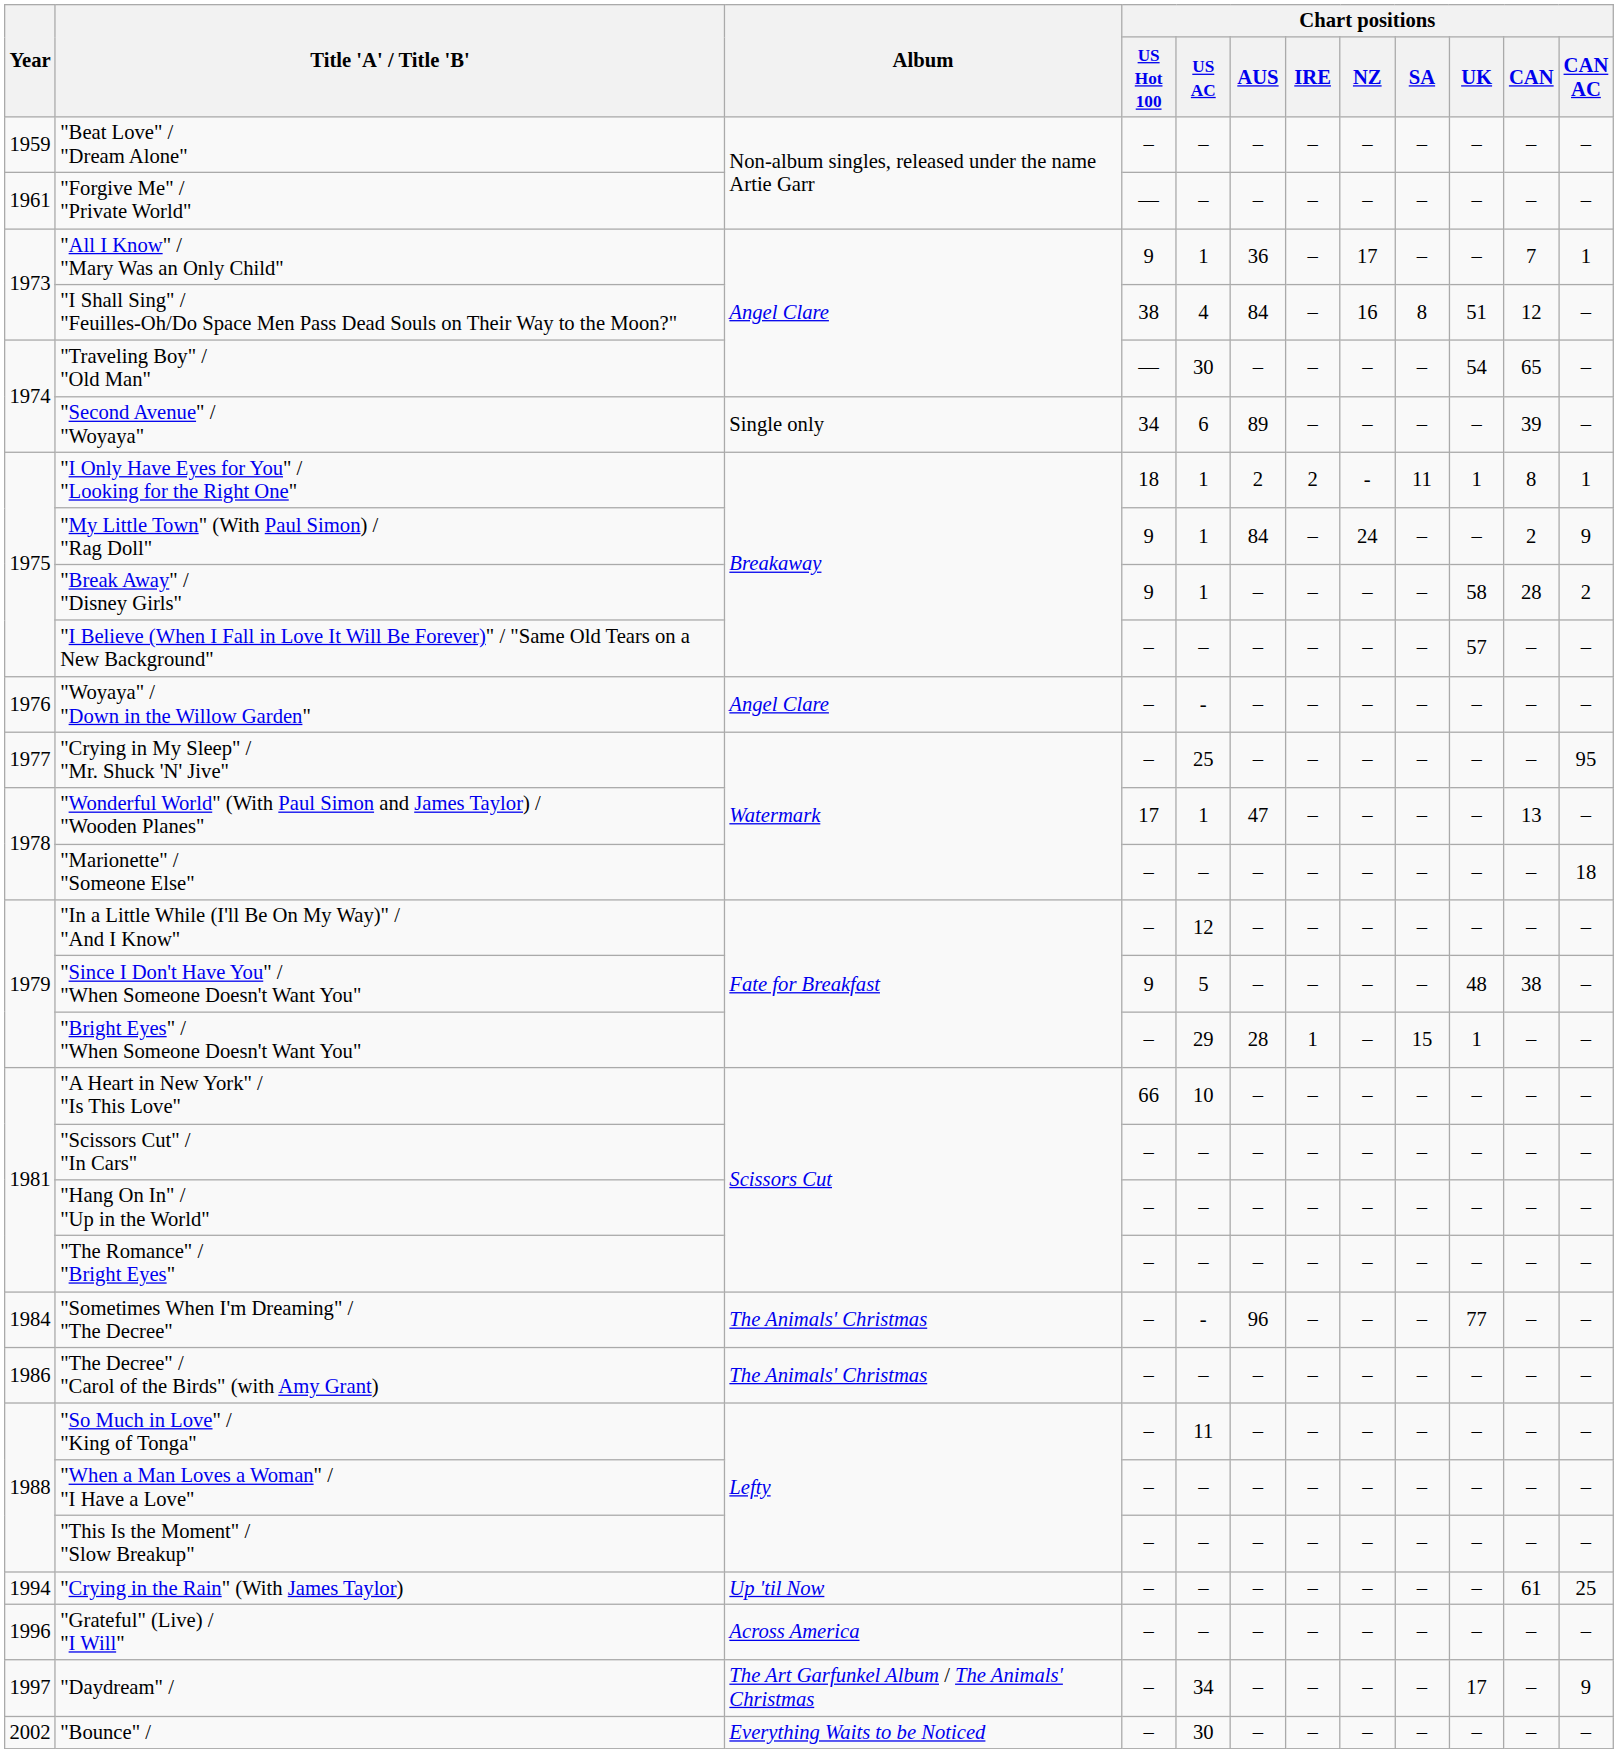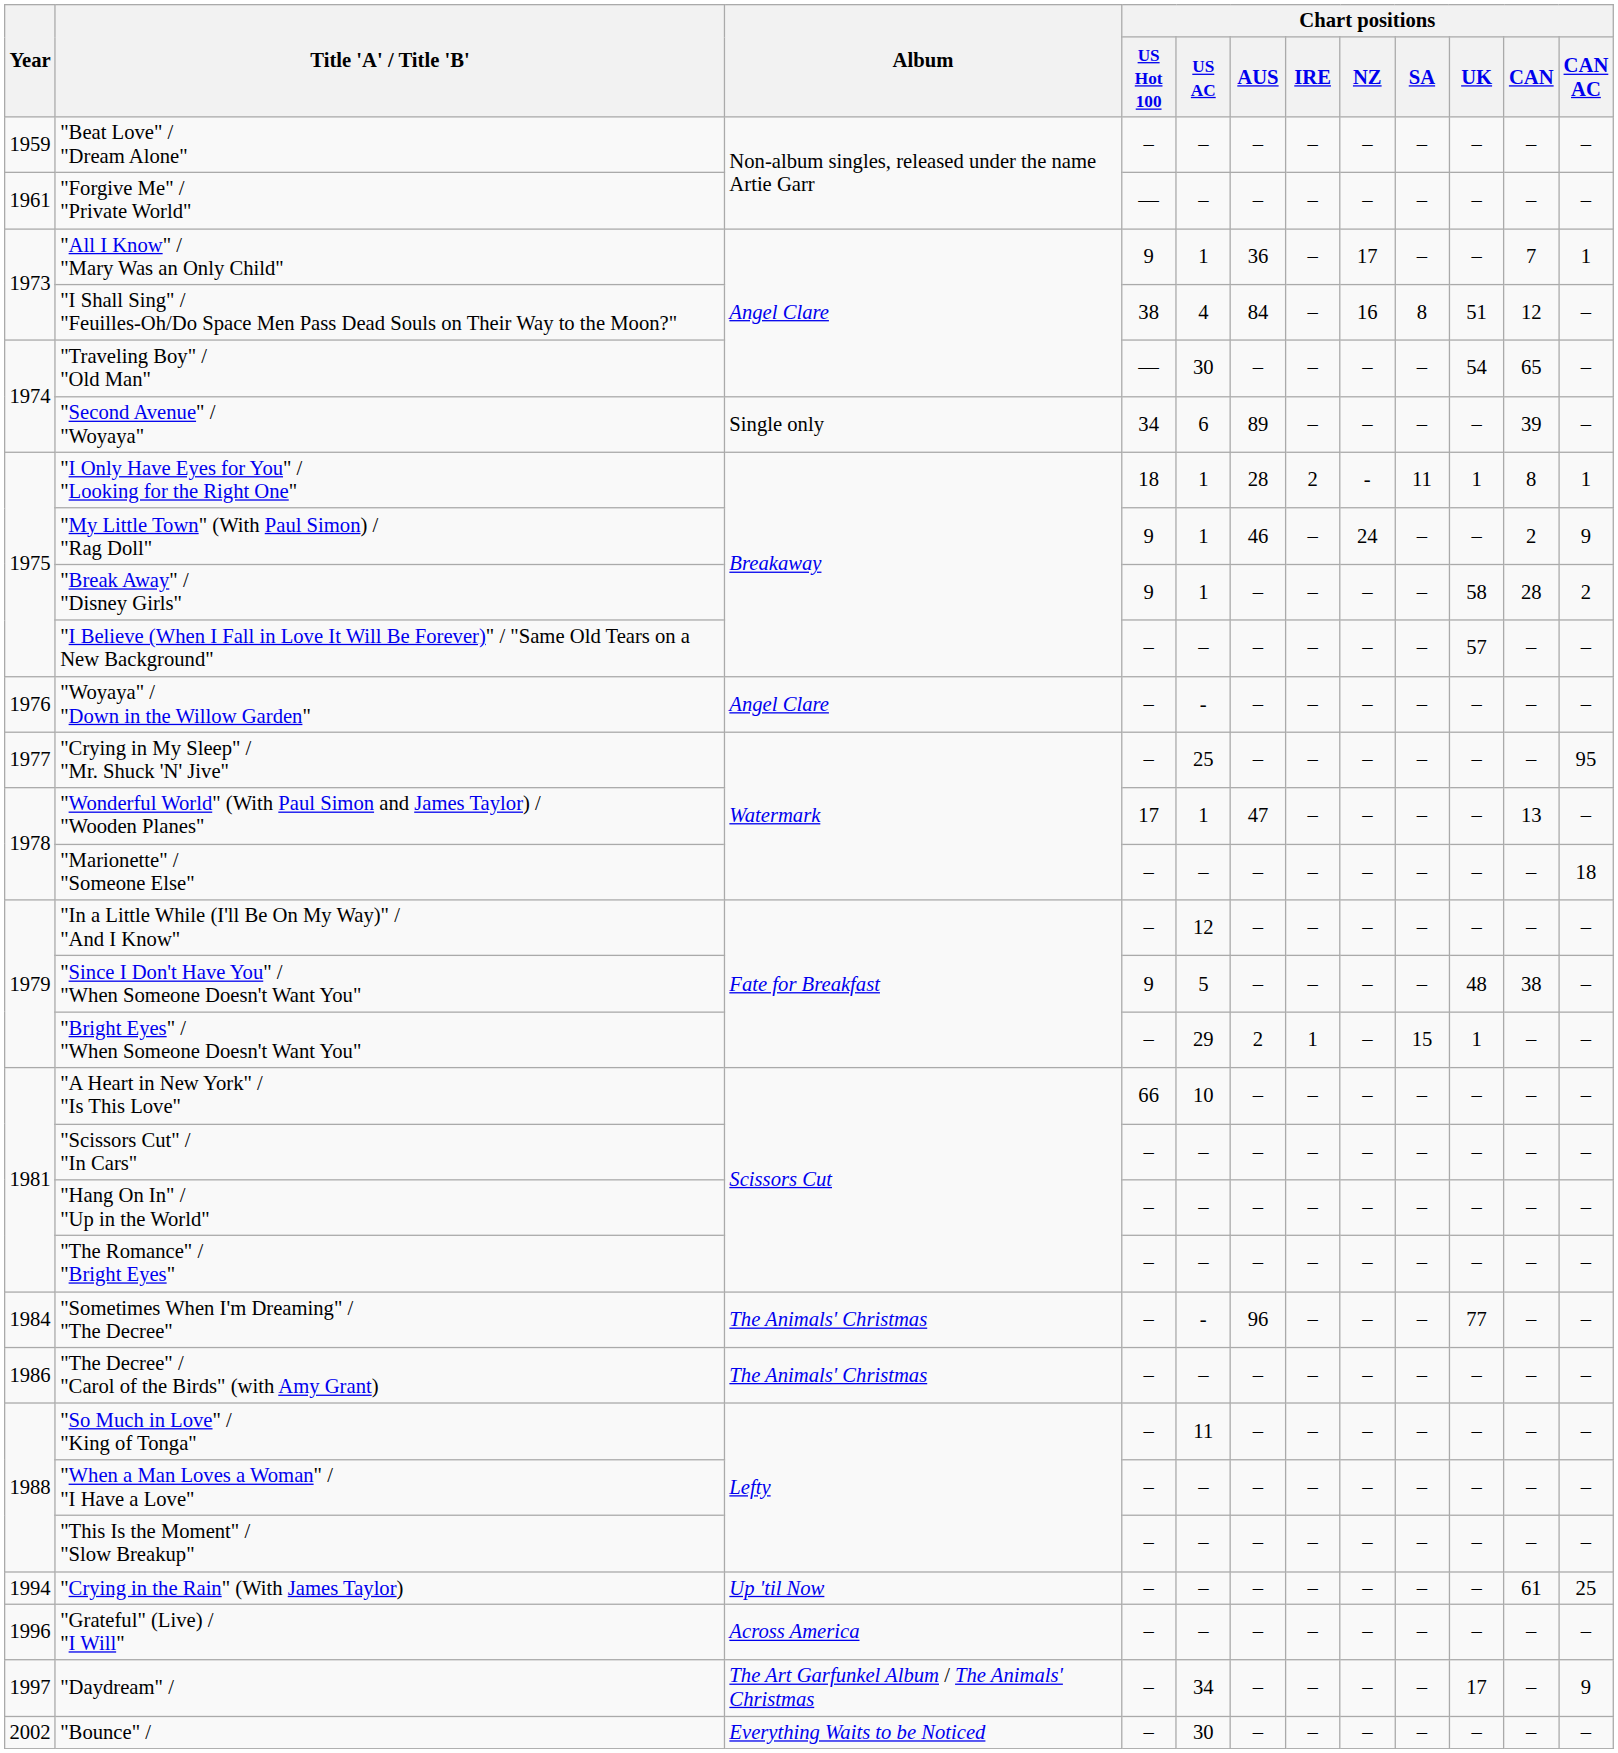(1258, 480) 2 -> (1258, 480) 28
(1258, 536) 84 -> (1258, 536) 46
(1258, 1039) 28 -> (1258, 1039) 2
